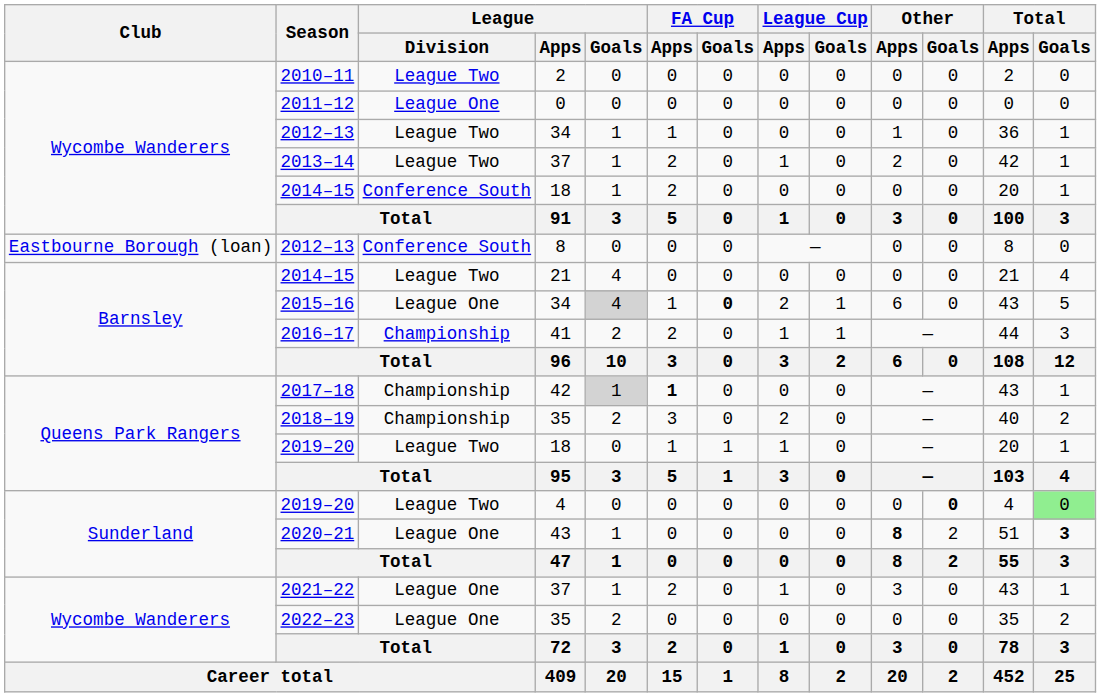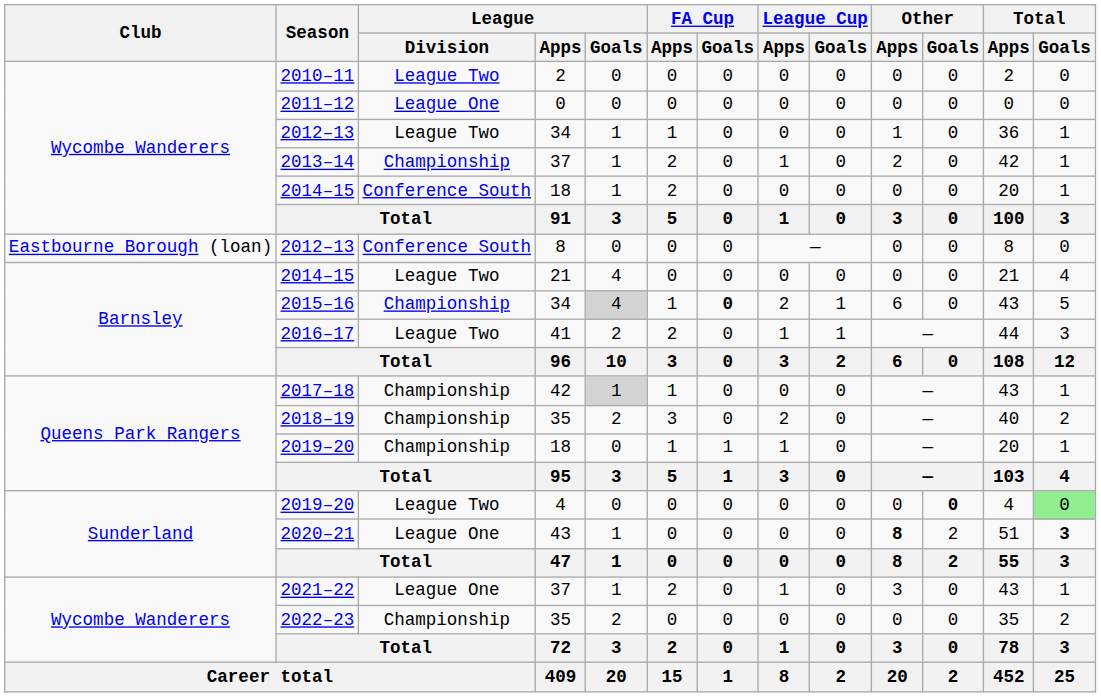(447, 162) League Two -> (447, 162) Championship
(447, 305) League One -> (447, 305) Championship
(447, 334) Championship -> (447, 334) League Two
(672, 391) bold -> (672, 391) normal
(447, 448) League Two -> (447, 448) Championship
(447, 620) League One -> (447, 620) Championship
